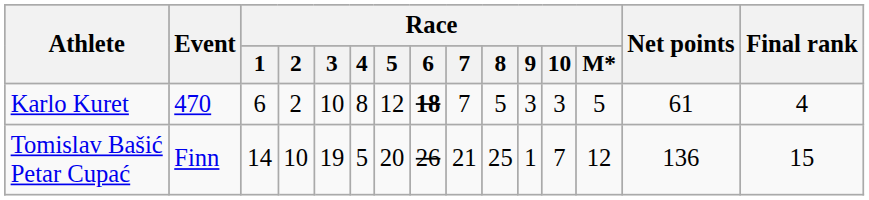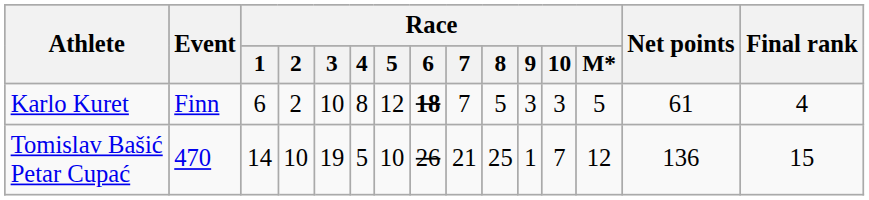(193, 104) 470 -> (197, 104) Finn
(197, 159) Finn -> (193, 159) 470
(392, 159) 20 -> (392, 159) 10
